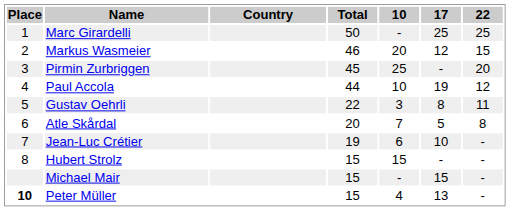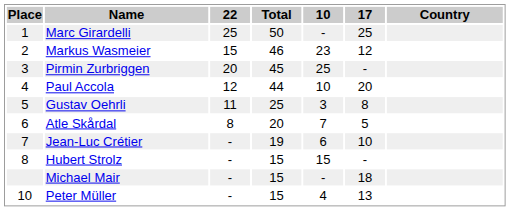columns swapped: (268, 15) <-> (483, 15)
(399, 51) 20 -> (323, 51) 23
(441, 87) 19 -> (365, 87) 20
(353, 105) 22 -> (277, 105) 25
(441, 177) 15 -> (365, 177) 18
(25, 195) bold -> (25, 195) normal
